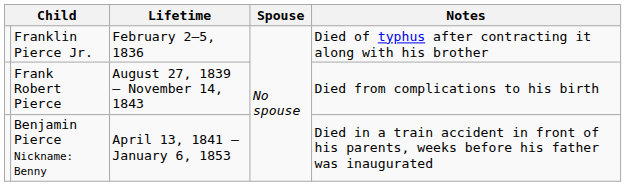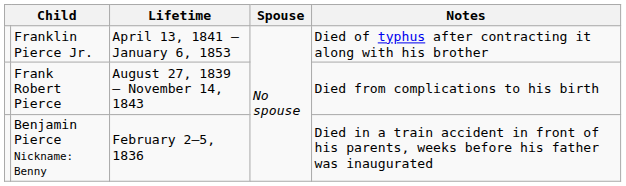(164, 44) February 2–5, 1836 -> (176, 44) April 13, 1841 – January 6, 1853
(176, 148) April 13, 1841 – January 6, 1853 -> (164, 148) February 2–5, 1836
